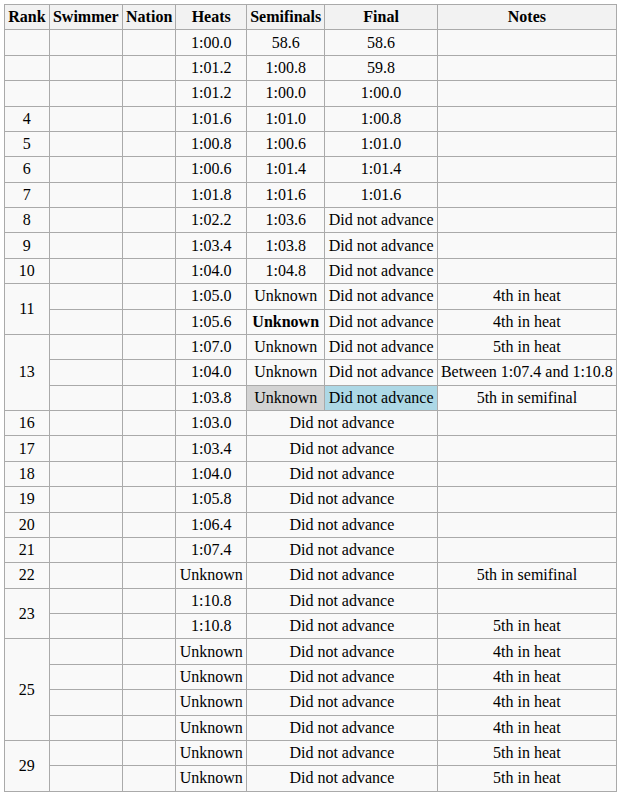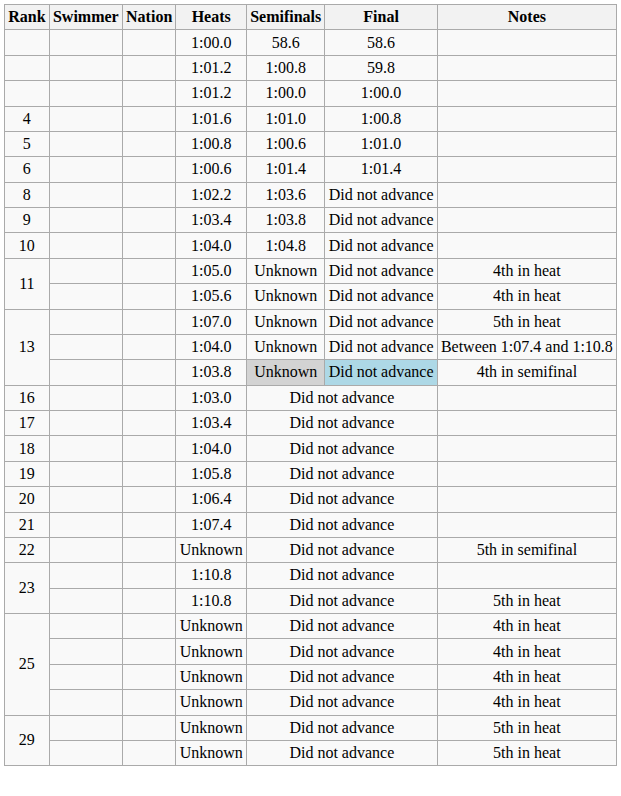- row: (27, 194)
(286, 321) bold -> (286, 296) normal
(527, 397) 5th in semifinal -> (527, 372) 4th in semifinal
